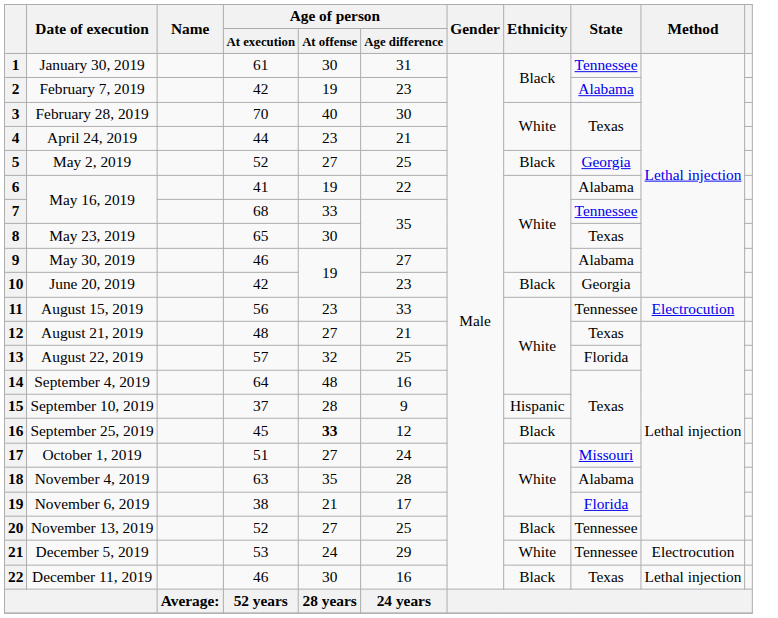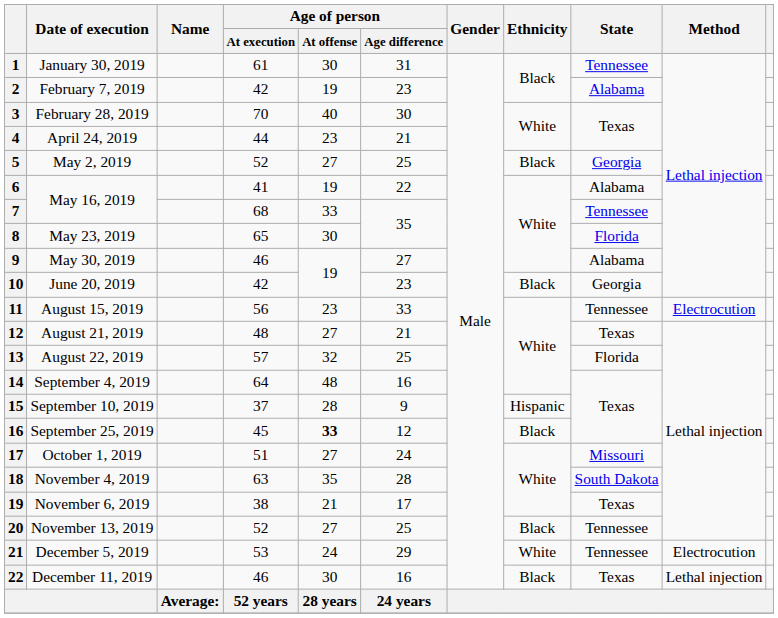(606, 235) Texas -> (617, 235) Florida
(606, 479) Alabama -> (617, 479) South Dakota
(606, 503) Florida -> (617, 503) Texas
